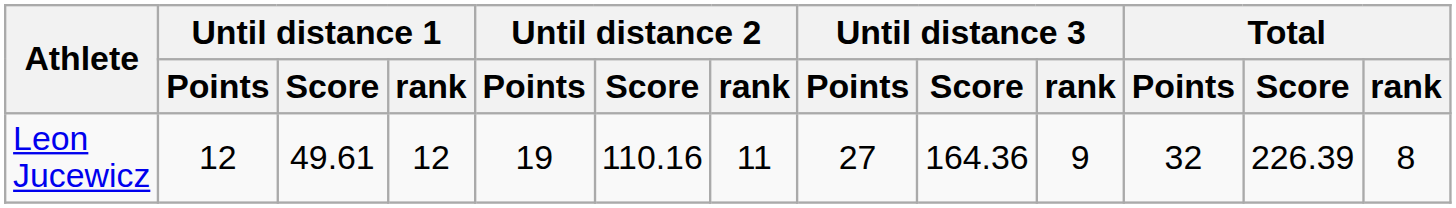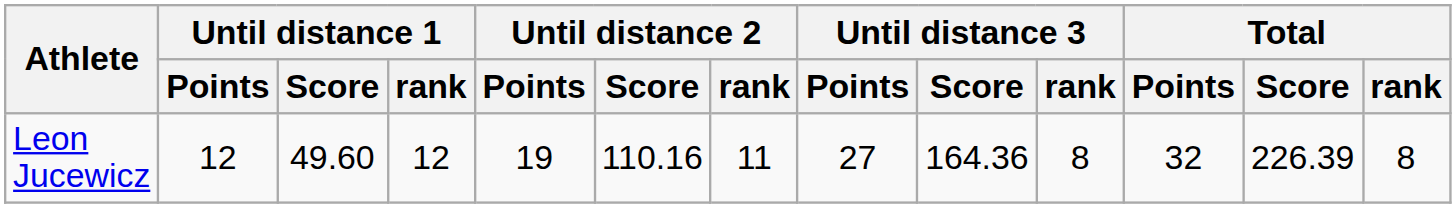(332, 158) 49.61 -> (332, 158) 49.60
(1080, 158) 9 -> (1080, 158) 8
